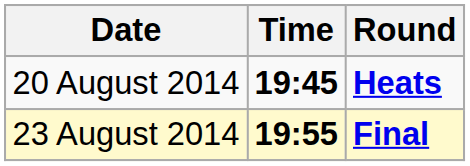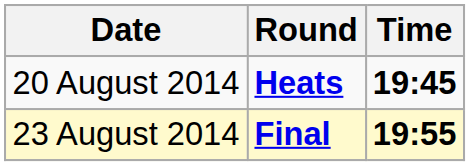columns swapped: (296, 30) <-> (405, 30)
